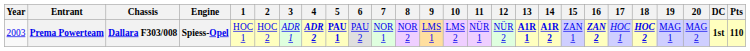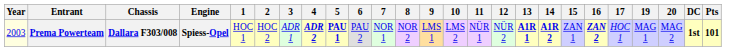- column: (645, 11)
(16, 32) no background -> (16, 32) lightyellow background
(737, 32) 110 -> (712, 32) 101
